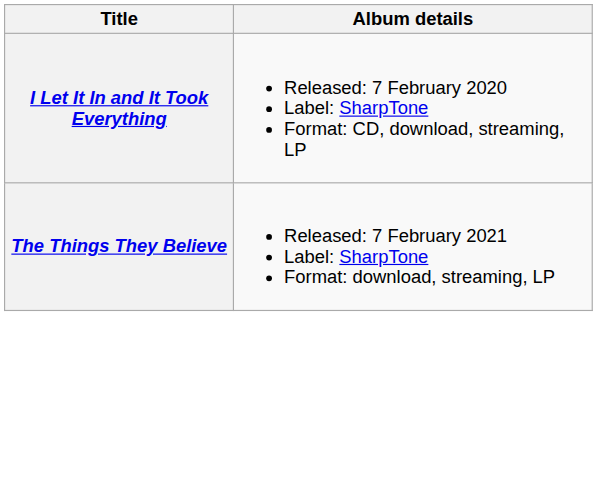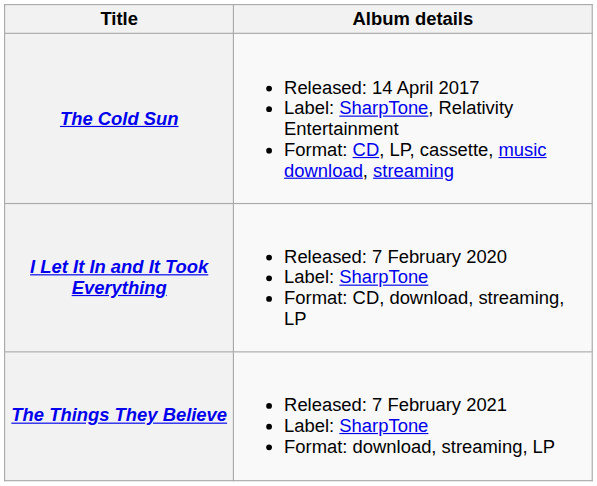+ row: (119, 118)
